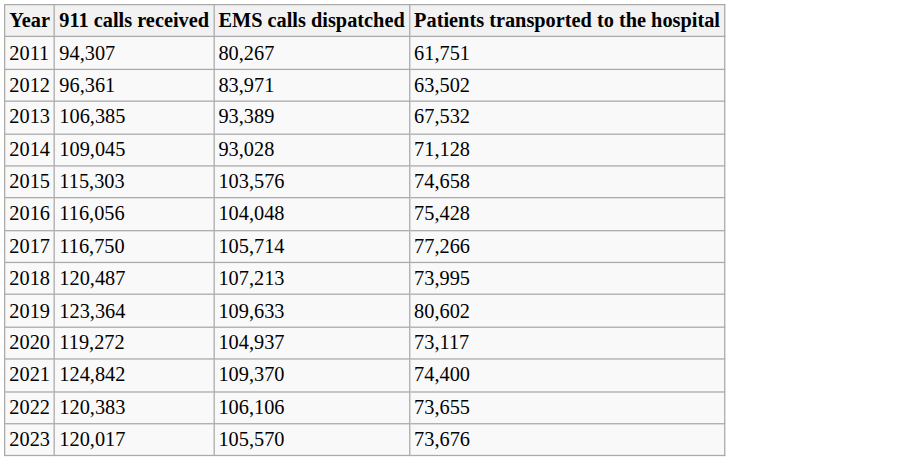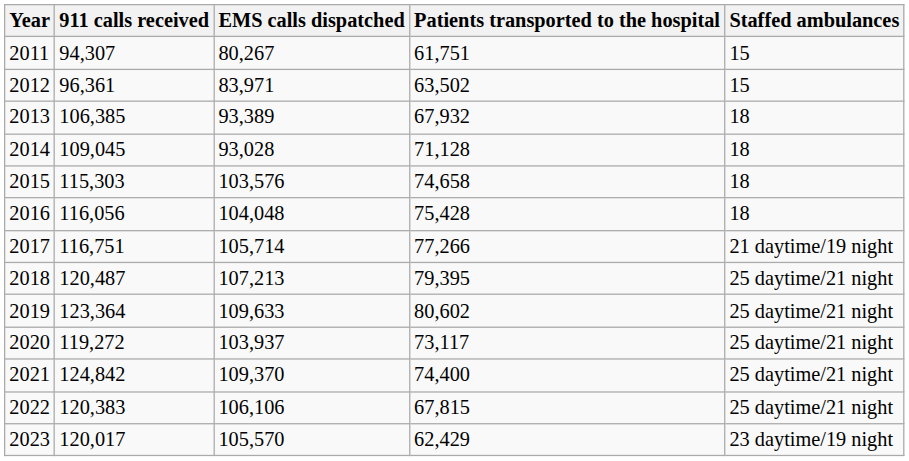+ column: (814, 20)
(442, 117) 67,532 -> (442, 117) 67,932
(92, 246) 116,750 -> (92, 246) 116,751
(442, 278) 73,995 -> (442, 278) 79,395
(251, 342) 104,937 -> (251, 342) 103,937
(442, 407) 73,655 -> (442, 407) 67,815
(442, 439) 73,676 -> (442, 439) 62,429
